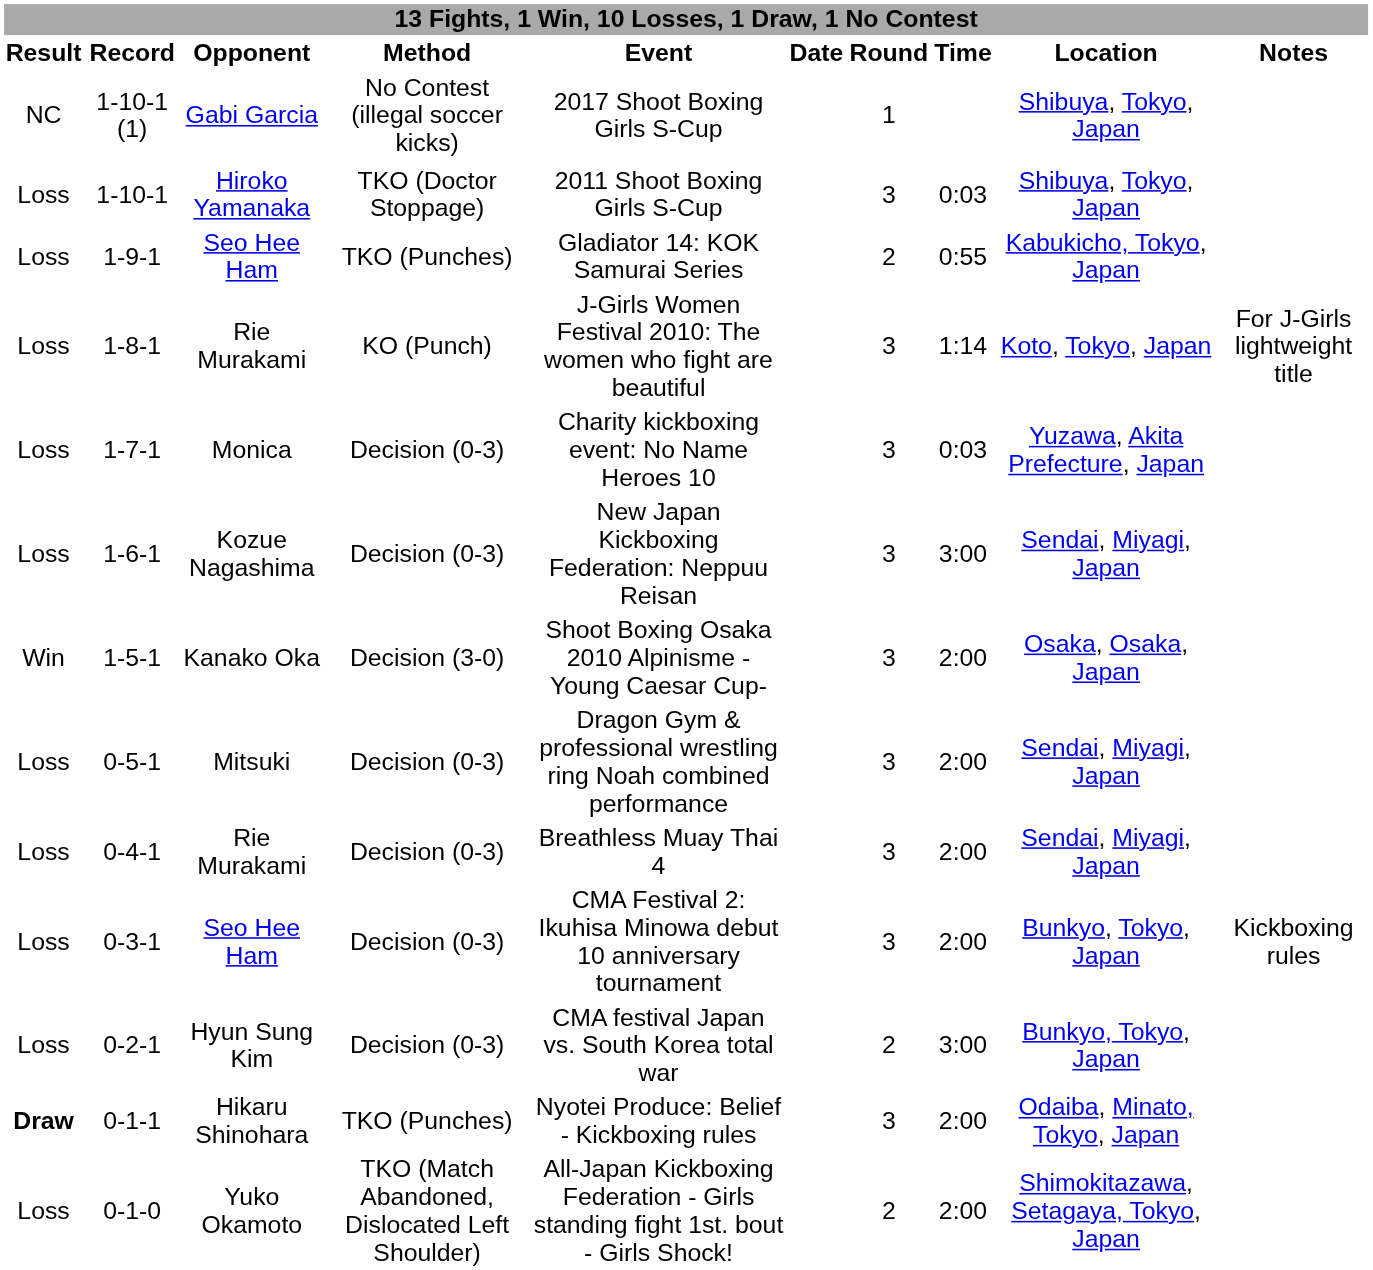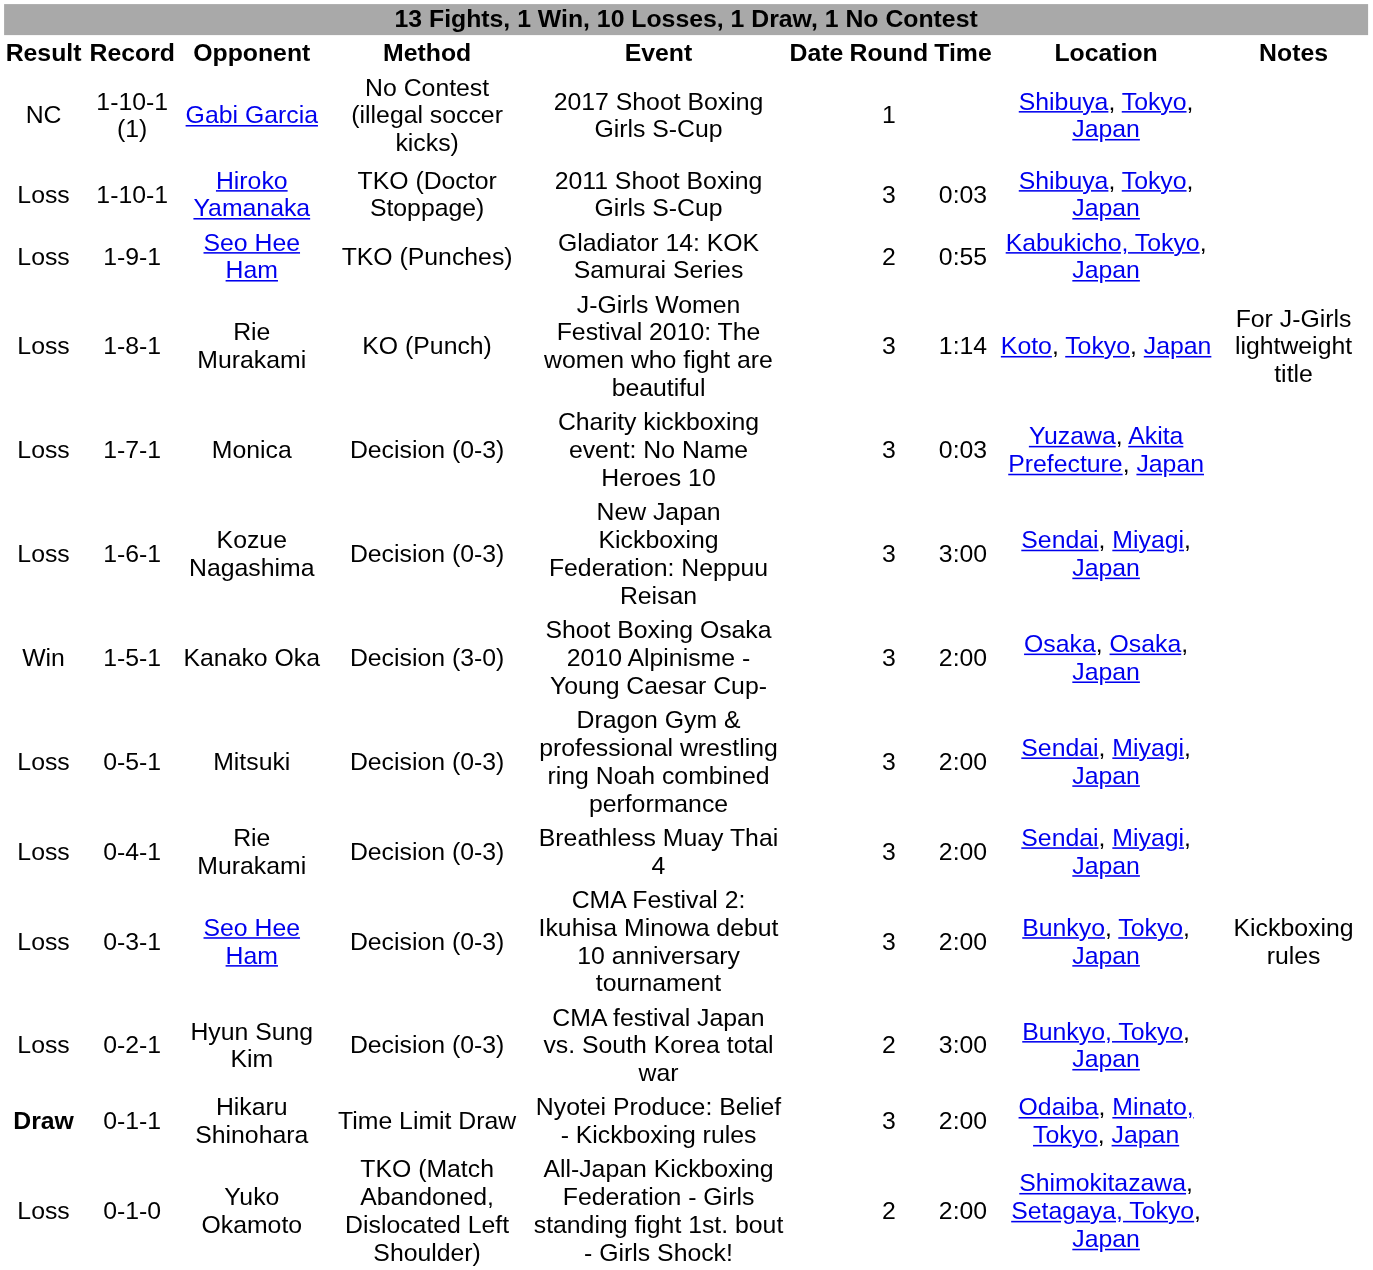(427, 1121) TKO (Punches) -> (427, 1121) Time Limit Draw
